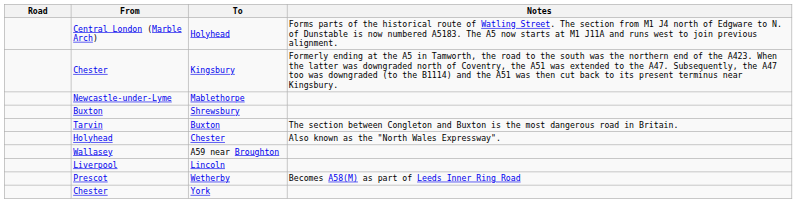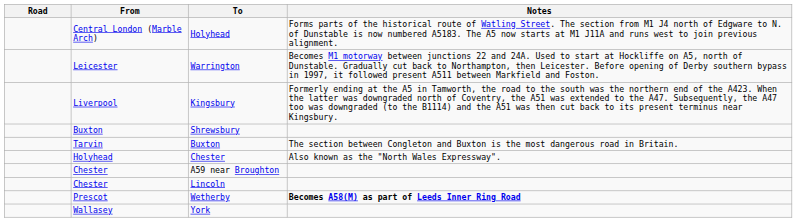+ row: (215, 66)
(90, 71) Chester -> (95, 103) Liverpool
- row: (218, 98)
(93, 152) Wallasey -> (90, 171) Chester
(95, 165) Liverpool -> (90, 184) Chester
(405, 178) normal -> (405, 197) bold
(90, 192) Chester -> (93, 211) Wallasey
